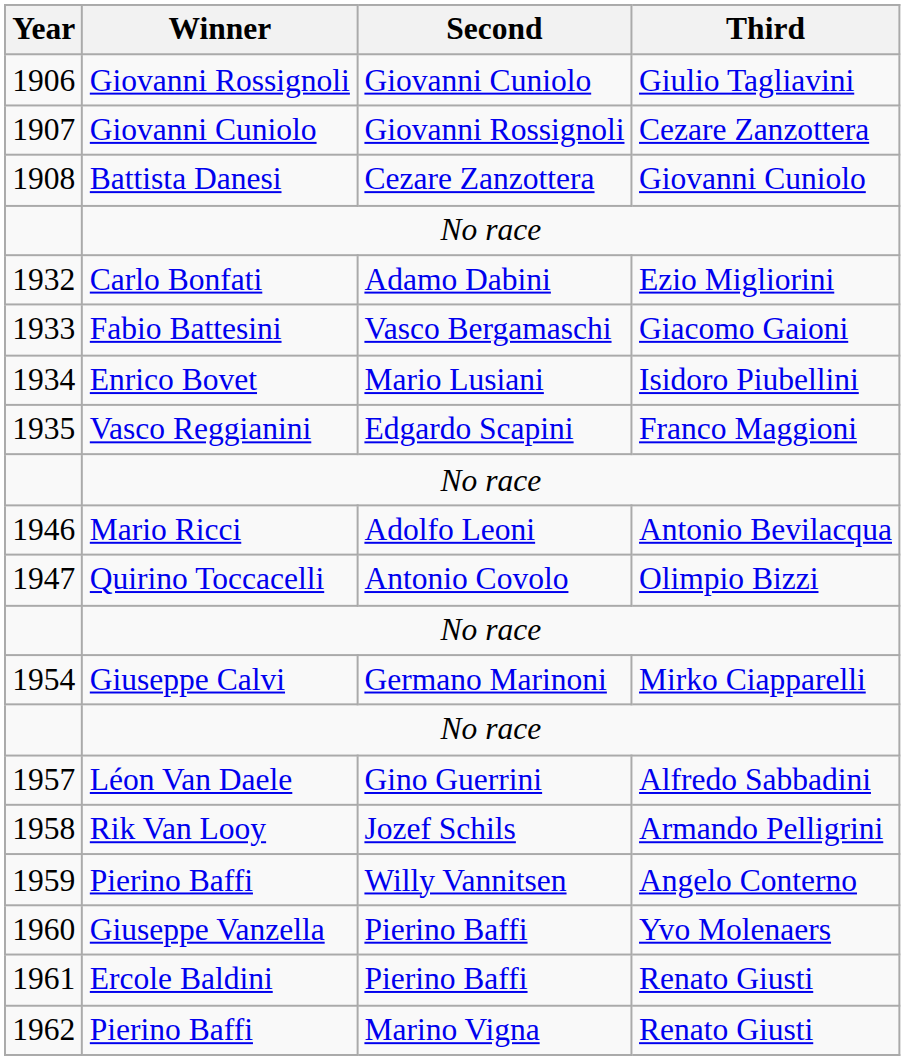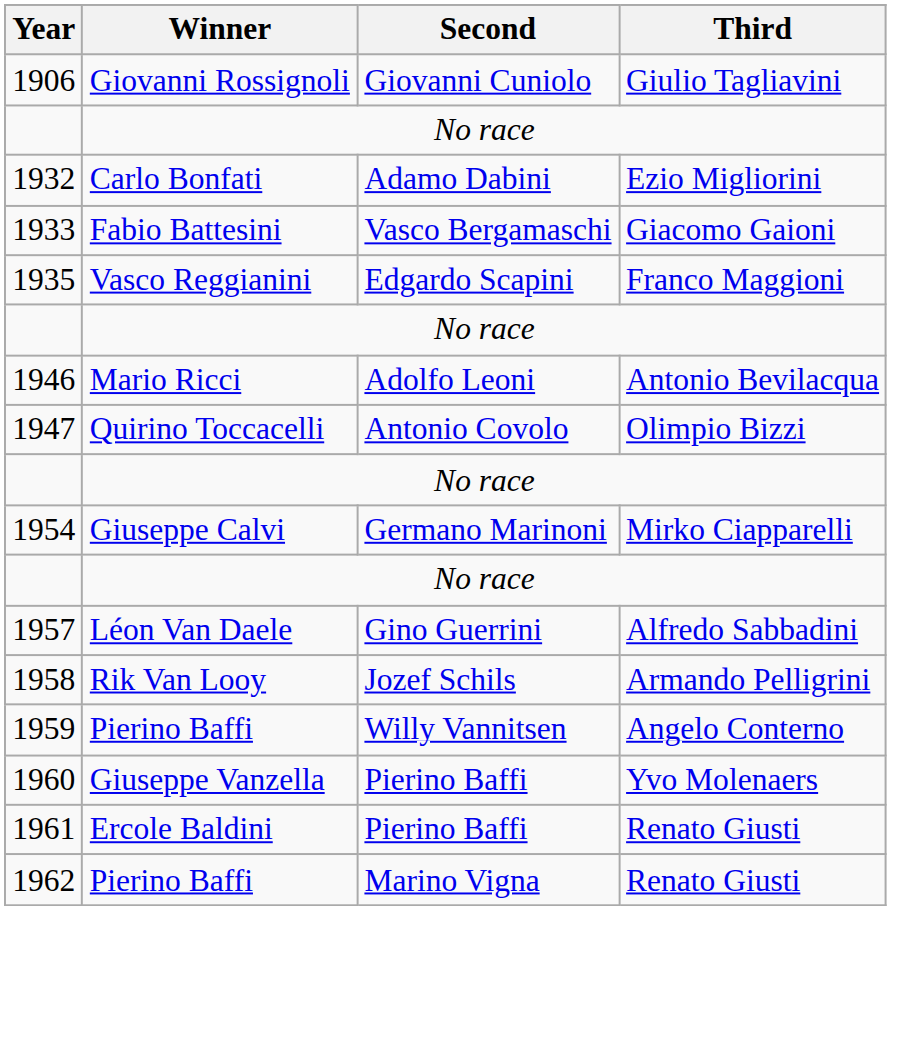- row: (44, 129)
- row: (44, 179)
- row: (44, 379)
